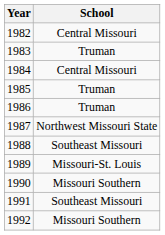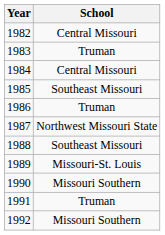(97, 88) Truman -> (97, 88) Southeast Missouri
(97, 201) Southeast Missouri -> (97, 201) Truman
